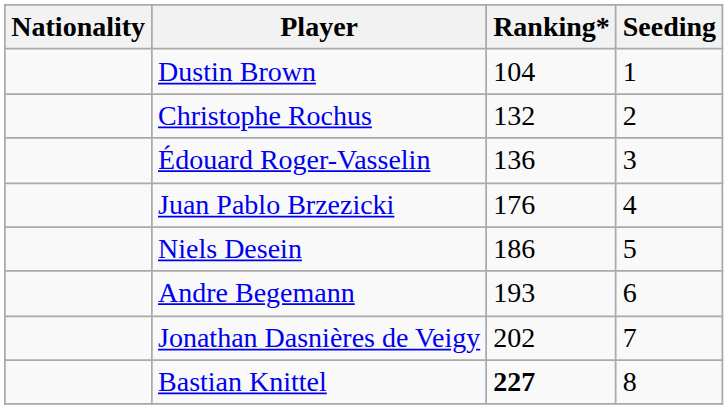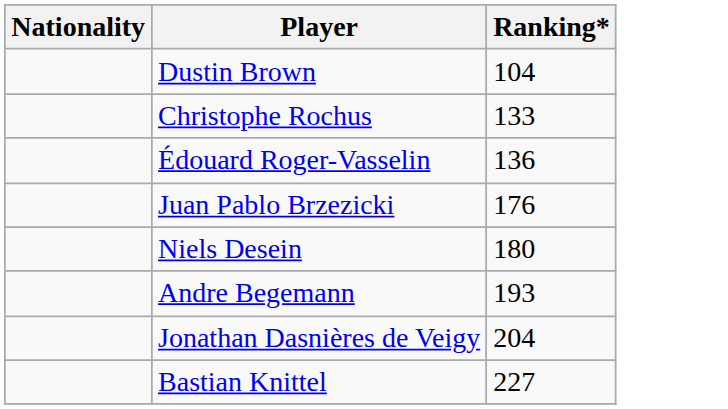- column: (669, 26)
(514, 115) 132 -> (514, 115) 133
(514, 248) 186 -> (514, 248) 180
(514, 337) 202 -> (514, 337) 204
(514, 381) bold -> (514, 381) normal
